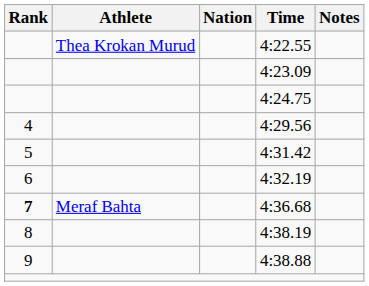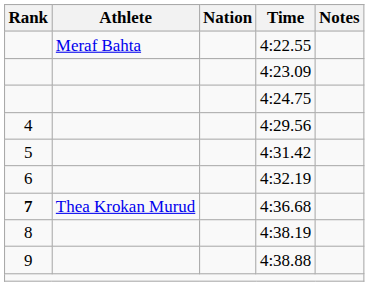(126, 44) Thea Krokan Murud -> (98, 44) Meraf Bahta
(98, 206) Meraf Bahta -> (126, 206) Thea Krokan Murud
